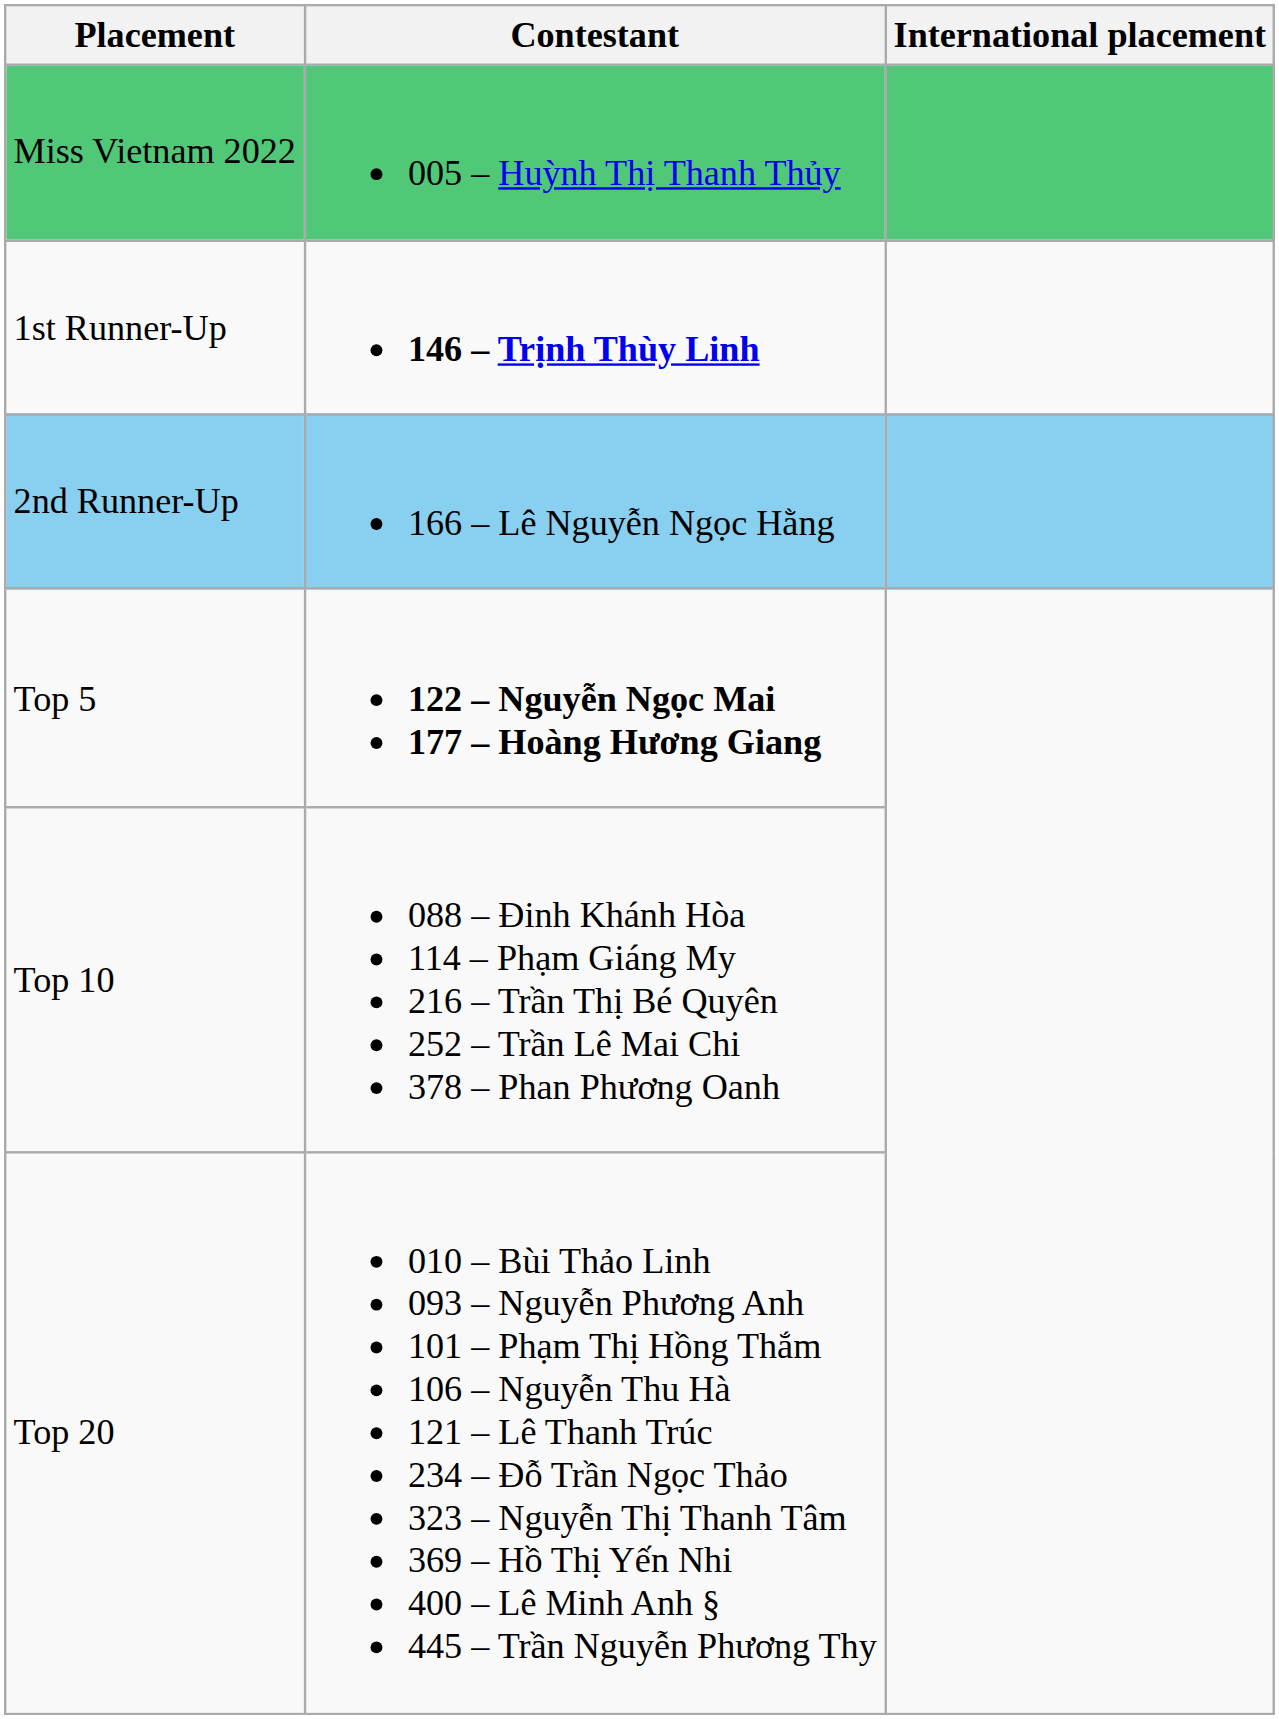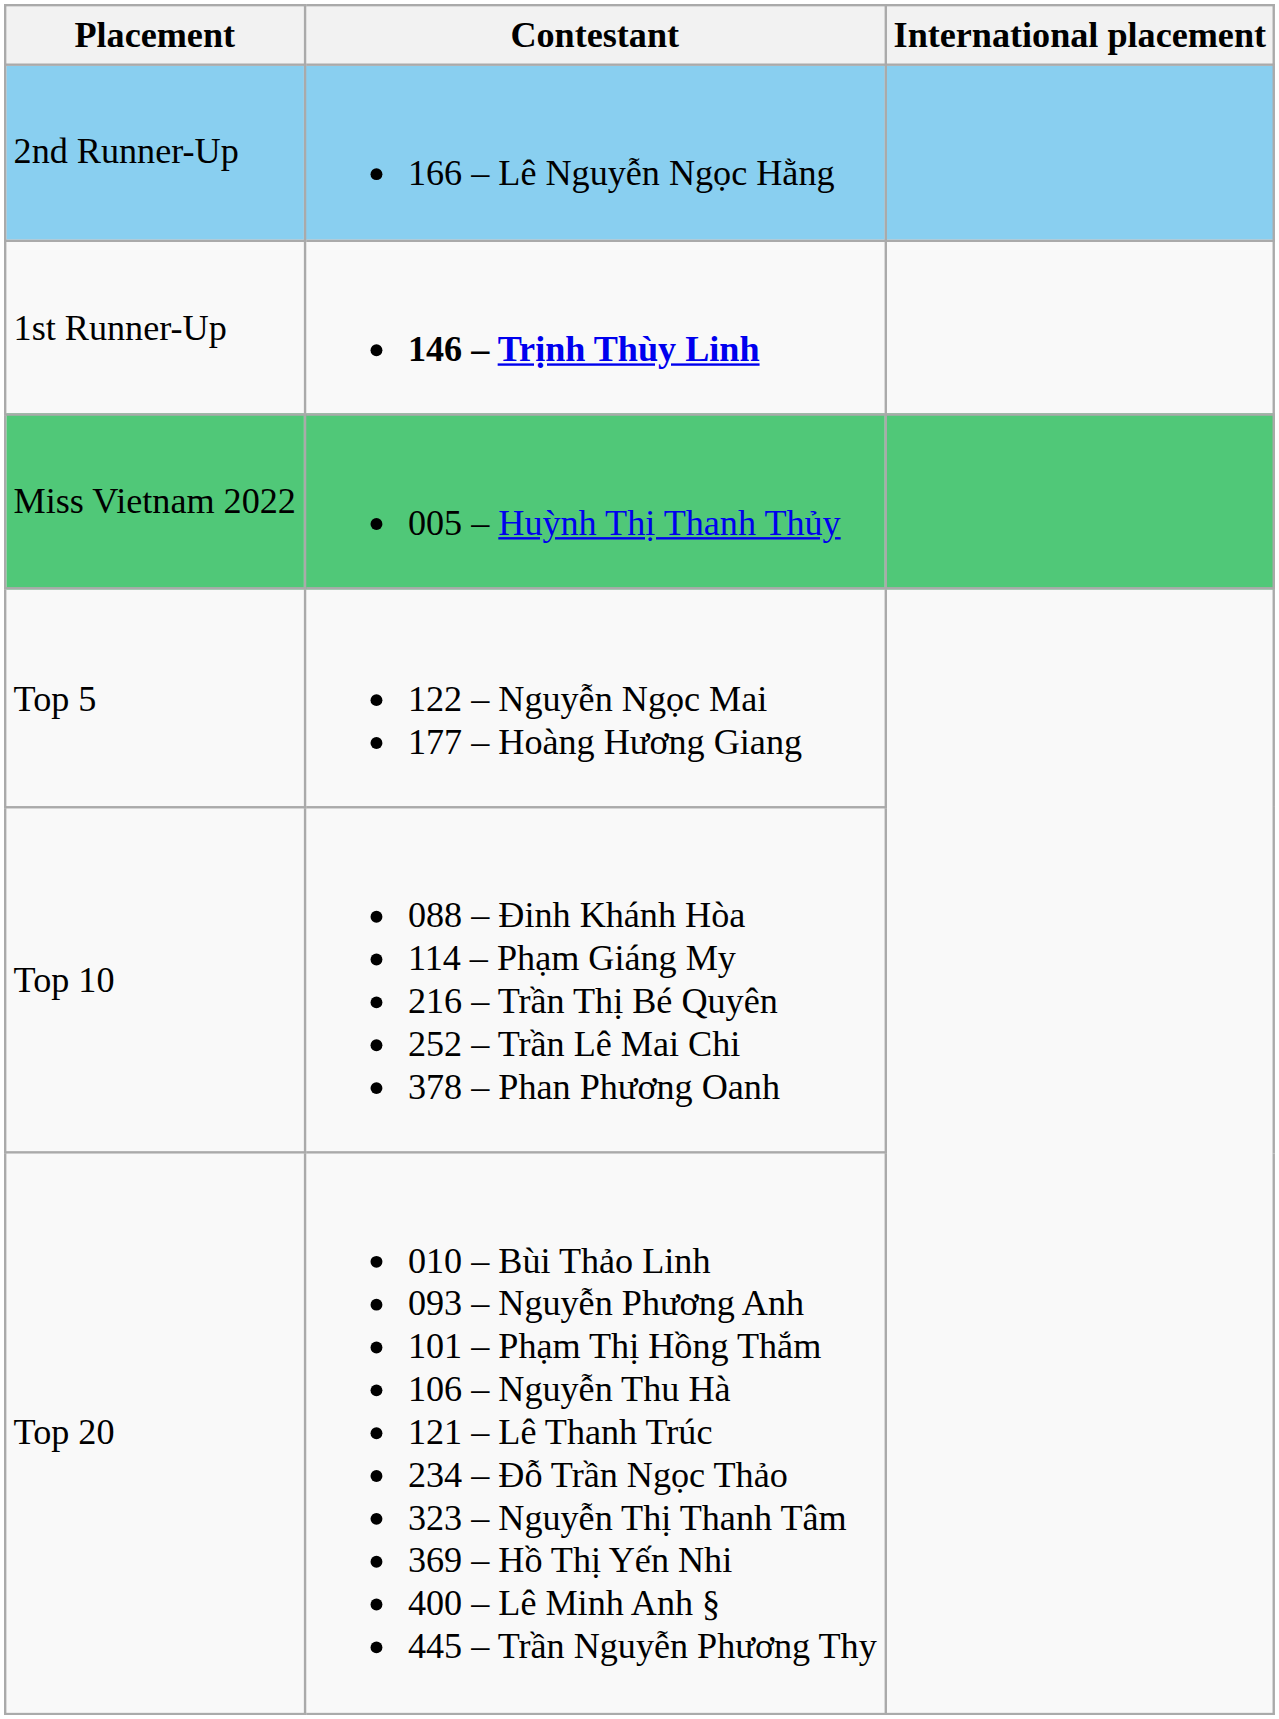rows swapped: (155, 151) <-> (126, 501)
(595, 720) bold -> (595, 720) normal
